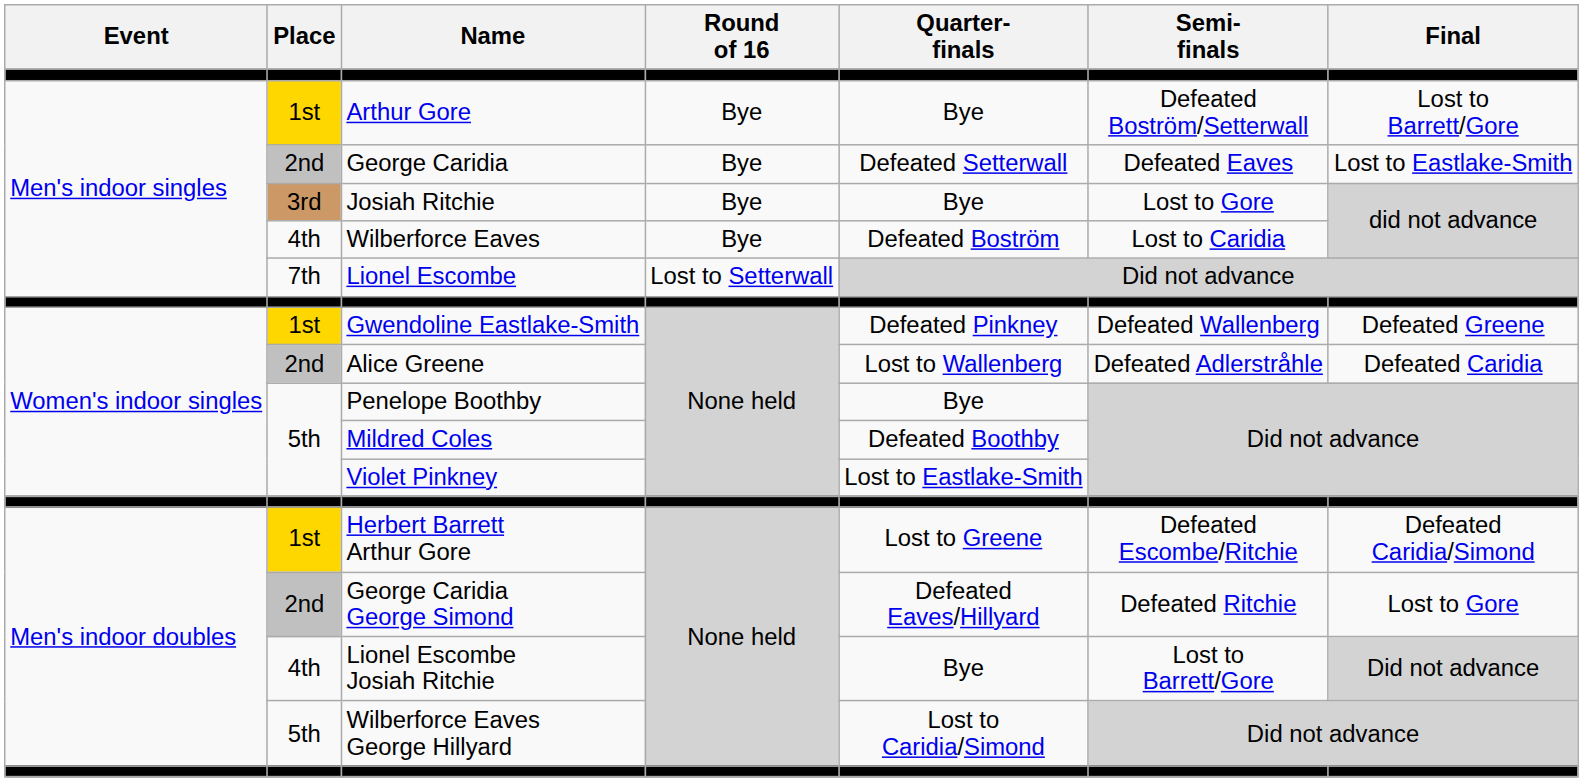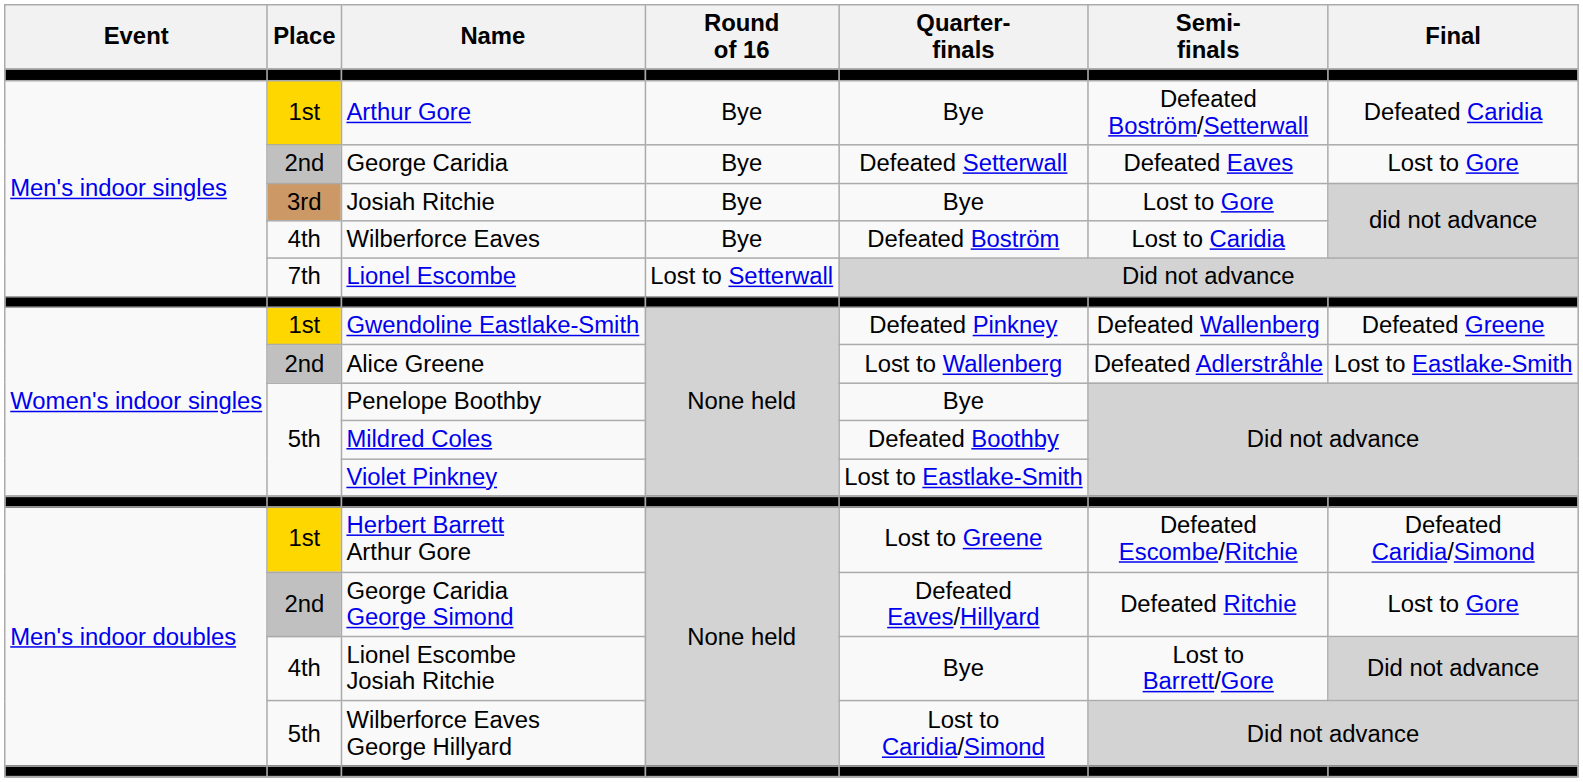(1453, 112) Lost to Barrett/Gore -> (1453, 112) Defeated Caridia
(1453, 163) Lost to Eastlake-Smith -> (1453, 163) Lost to Gore
(1453, 363) Defeated Caridia -> (1453, 363) Lost to Eastlake-Smith
